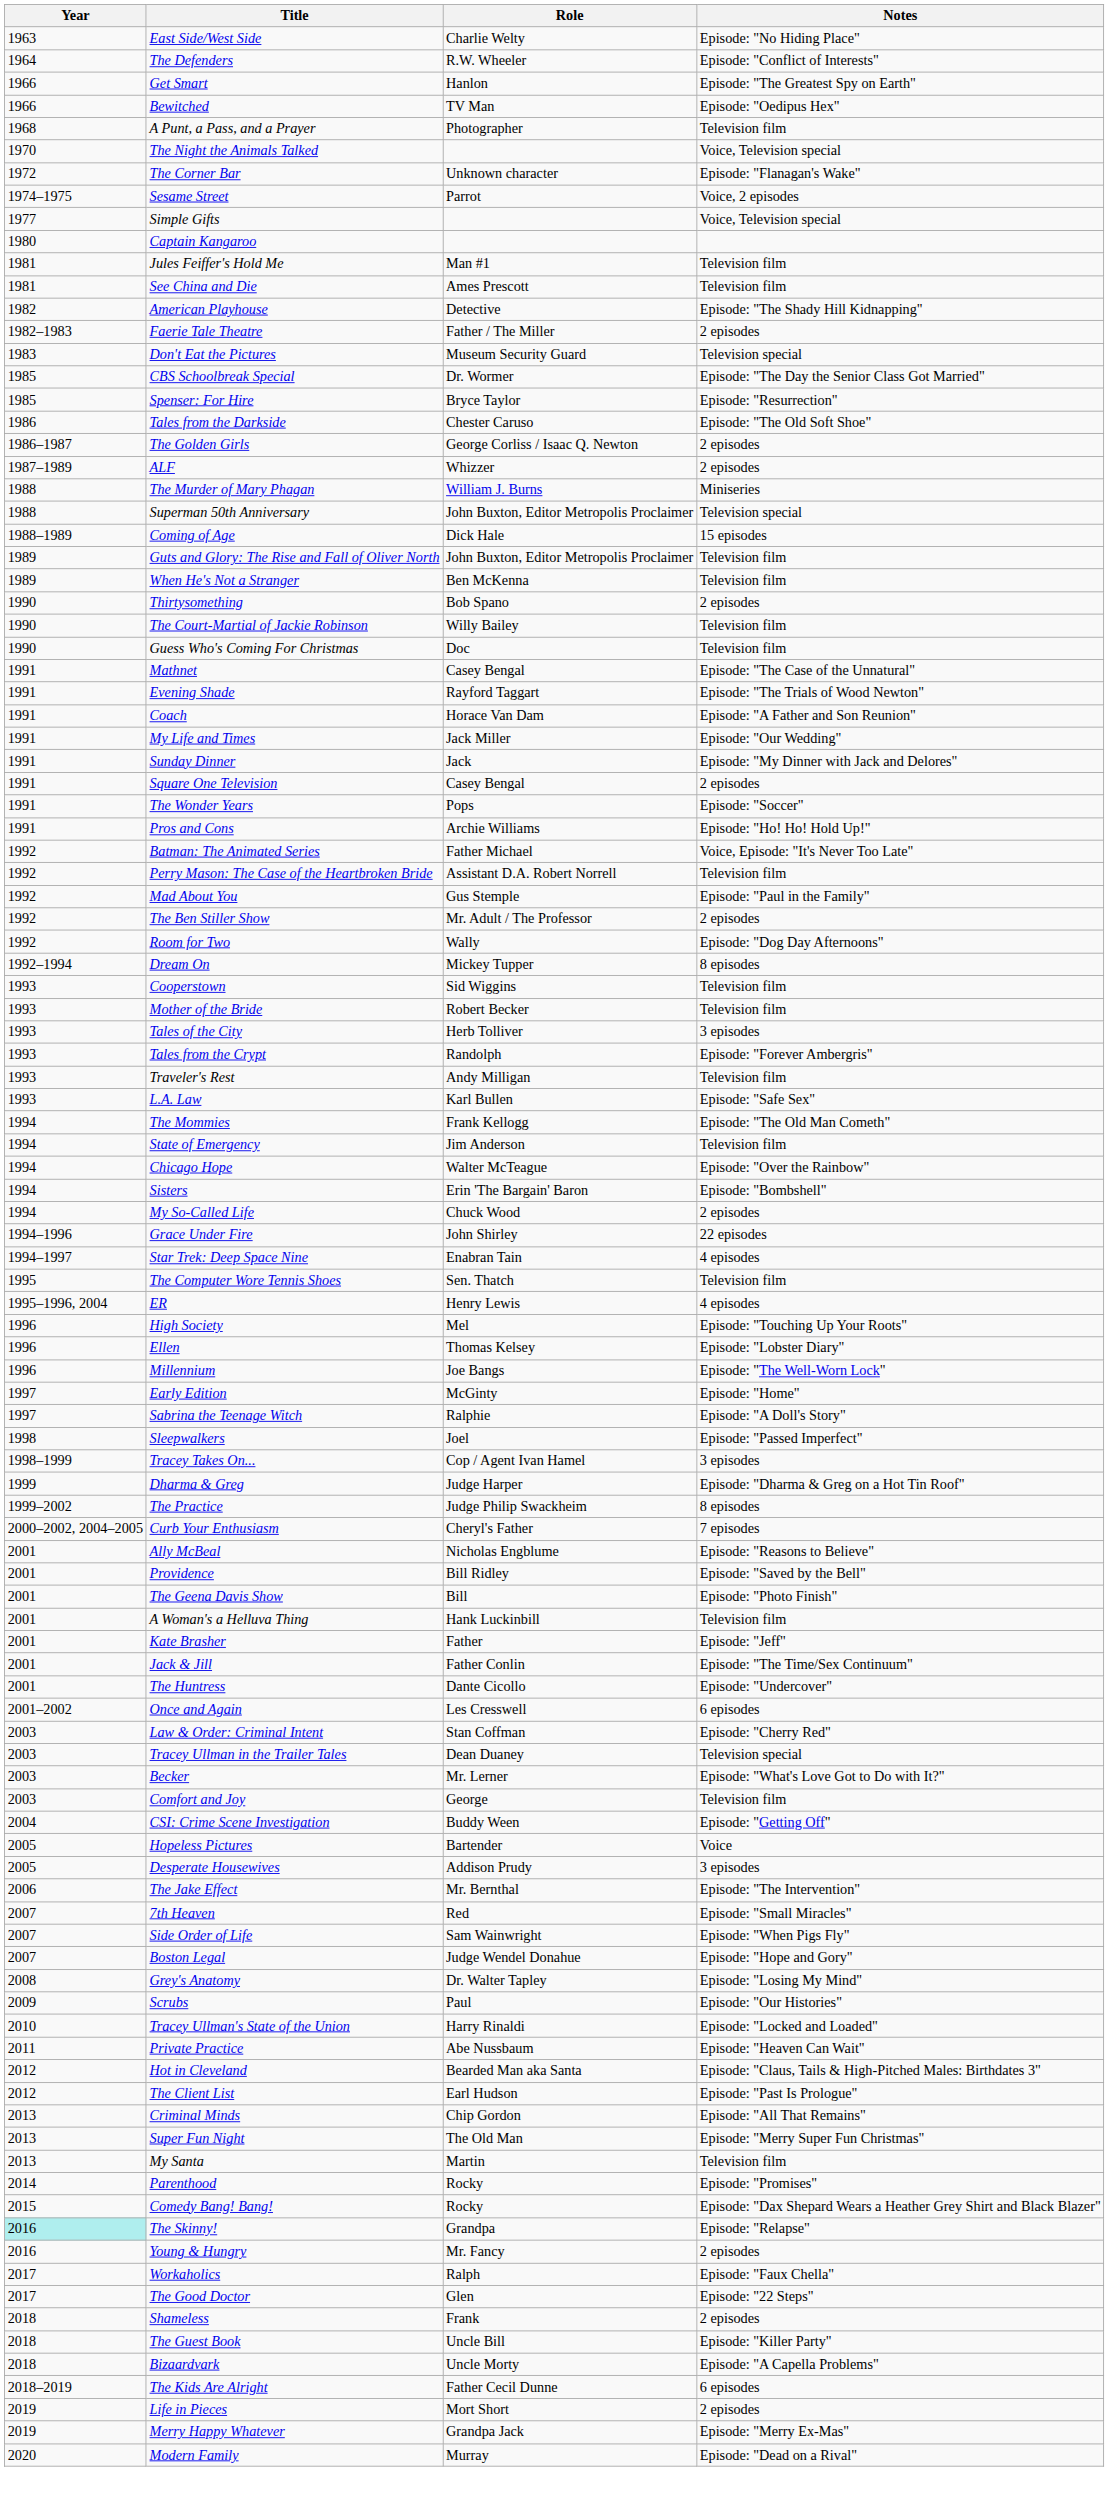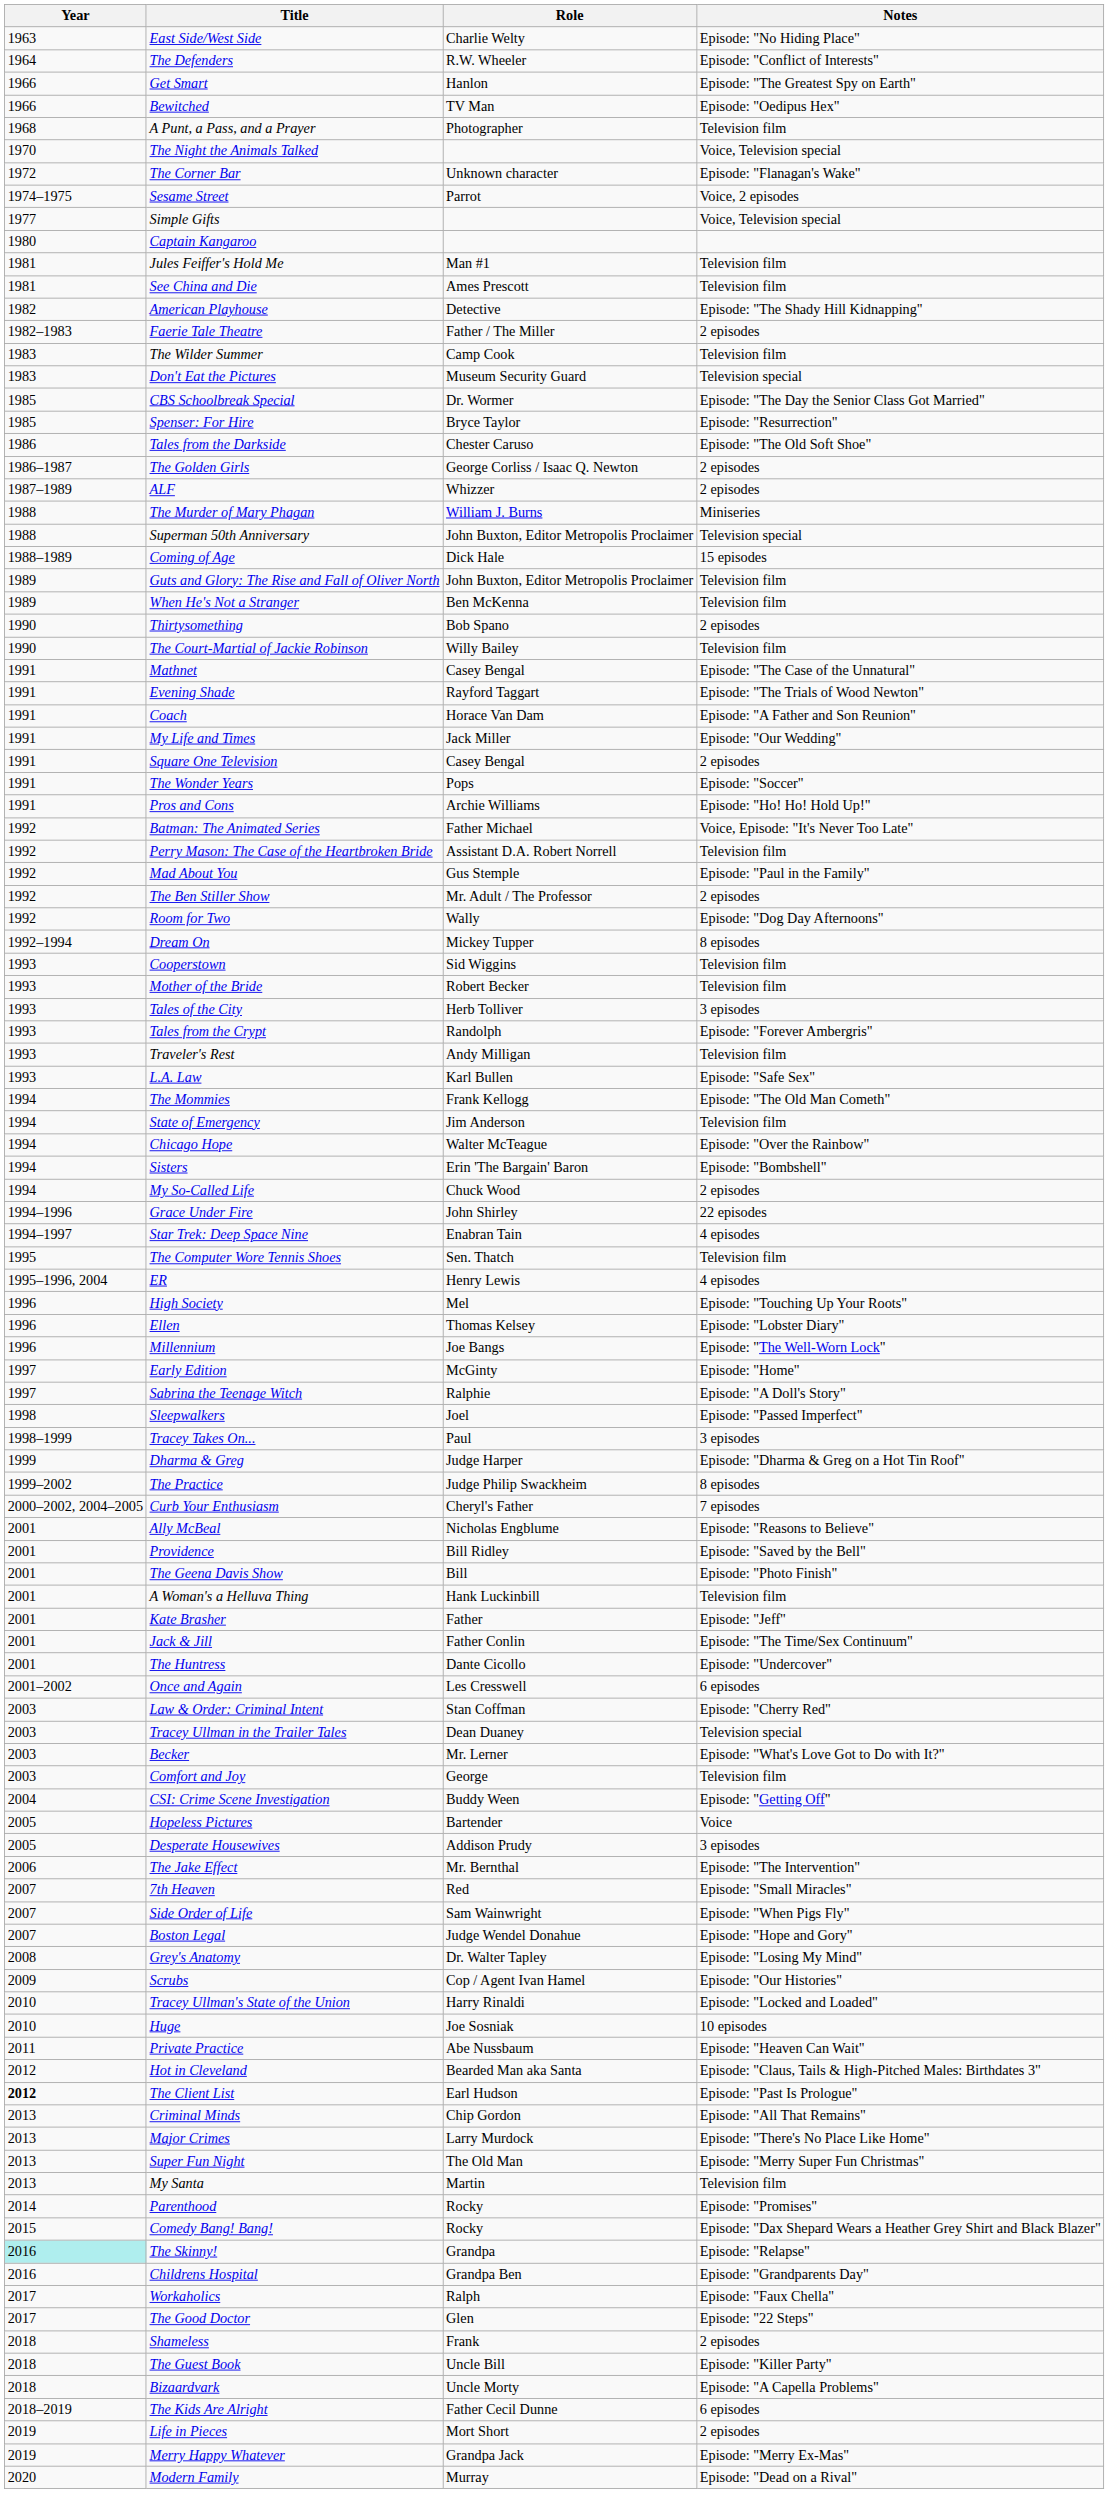+ row: (206, 354)
- row: (254, 648)
- row: (192, 761)
(516, 1461) Cop / Agent Ivan Hamel -> (459, 1438) Paul
(459, 2003) Paul -> (516, 1980) Cop / Agent Ivan Hamel
+ row: (165, 2025)
(22, 2093) normal -> (22, 2093) bold
+ row: (190, 2138)
+ row: (204, 2274)
- row: (198, 2251)
